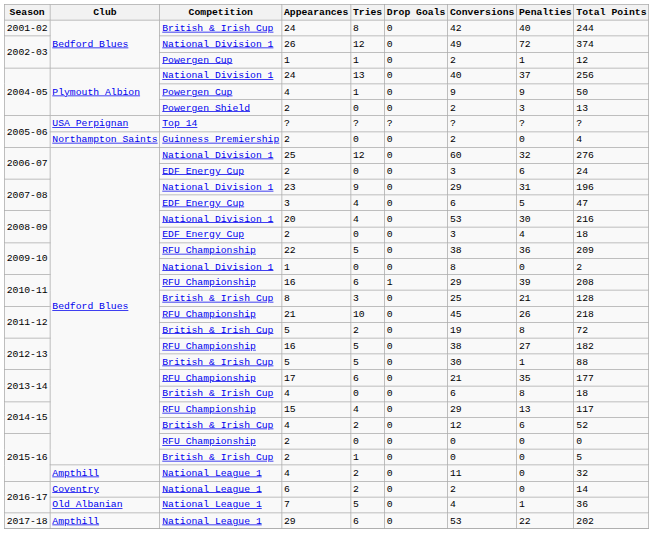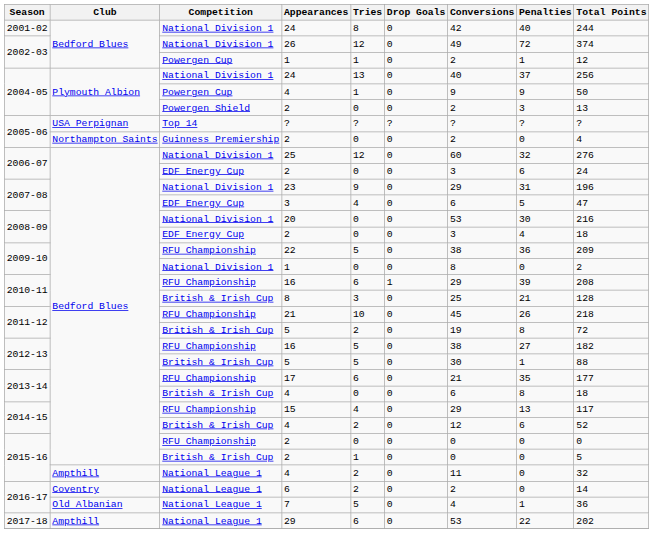(218, 28) British & Irish Cup -> (218, 28) National Division 1
(356, 219) 4 -> (356, 219) 0
